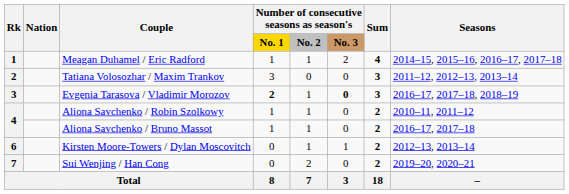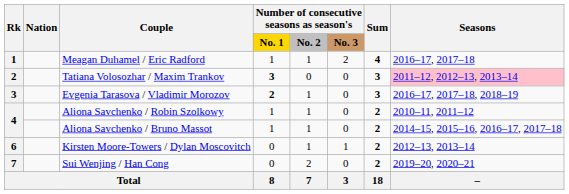(477, 59) 2014–15, 2015–16, 2016–17, 2017–18 -> (434, 59) 2016–17, 2017–18
(272, 77) normal -> (272, 77) bold
(455, 77) no background -> (455, 77) pink background
(346, 94) bold -> (346, 94) normal
(434, 128) 2016–17, 2017–18 -> (477, 128) 2014–15, 2015–16, 2016–17, 2017–18
